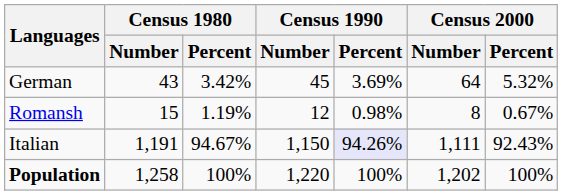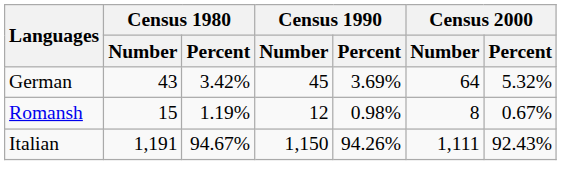(372, 143) lavender background -> (371, 143) no background
- row: (55, 174)
